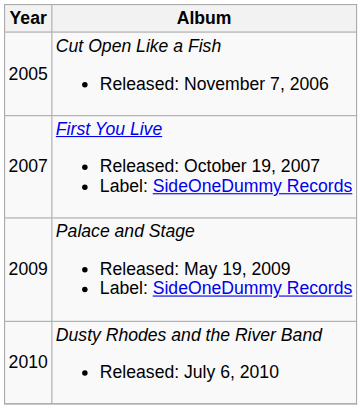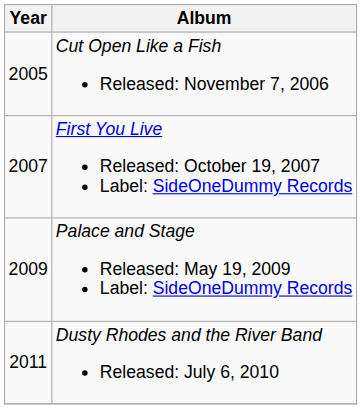(28, 362) 2010 -> (28, 362) 2011
